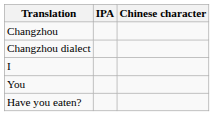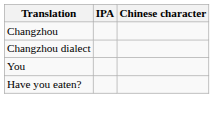- row: (9, 66)
